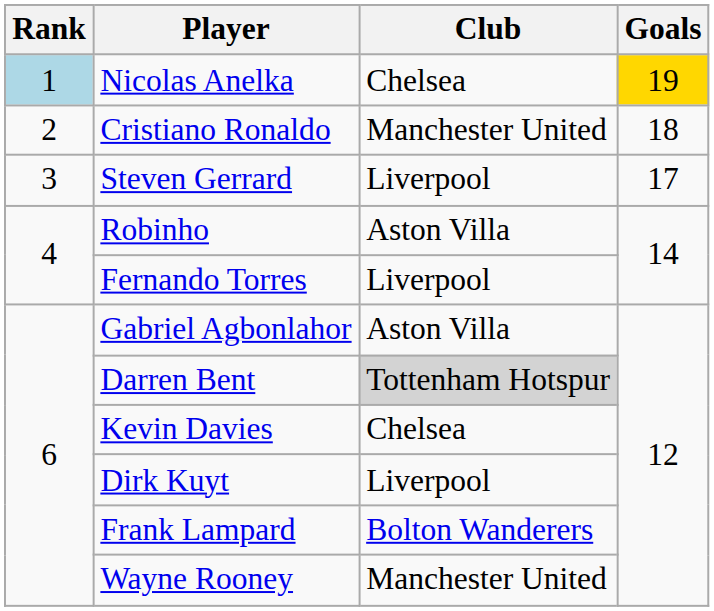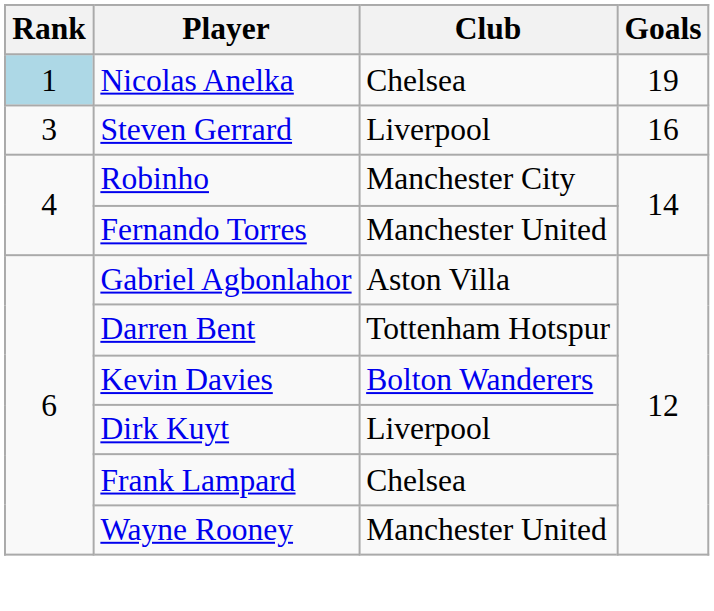(663, 79) gold background -> (663, 79) no background
- row: (216, 129)
(663, 179) 17 -> (663, 129) 16
(438, 229) Aston Villa -> (471, 179) Manchester City
(428, 279) Liverpool -> (486, 229) Manchester United
(488, 379) lightgrey background -> (488, 329) no background
(416, 429) Chelsea -> (480, 379) Bolton Wanderers
(480, 529) Bolton Wanderers -> (416, 479) Chelsea
